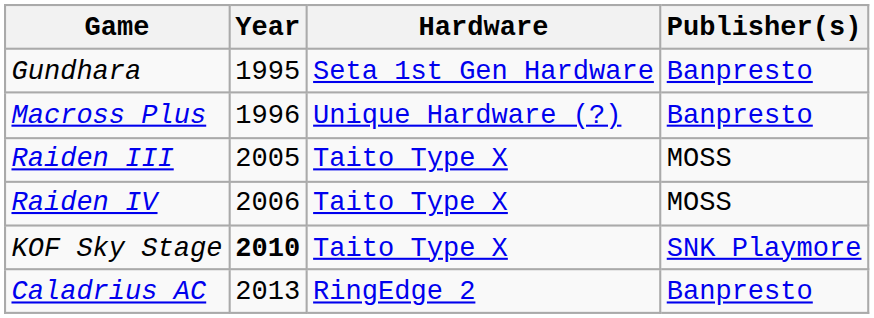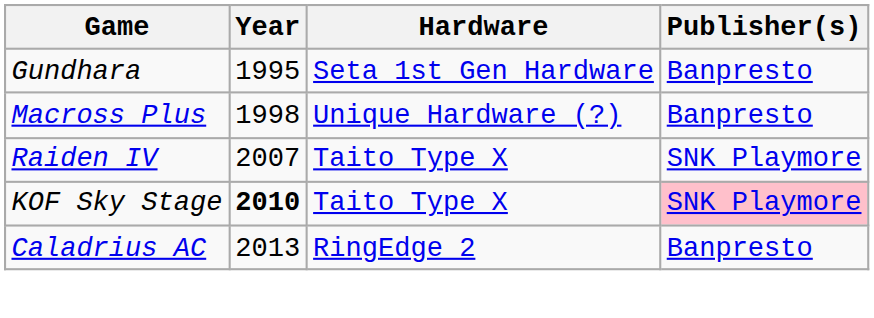(268, 115) 1996 -> (268, 115) 1998
- row: (93, 159)
(268, 203) 2006 -> (268, 159) 2007
(699, 203) MOSS -> (764, 159) SNK Playmore
(764, 247) no background -> (764, 203) pink background
